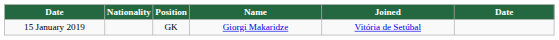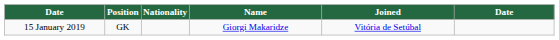columns swapped: (171, 12) <-> (129, 12)
